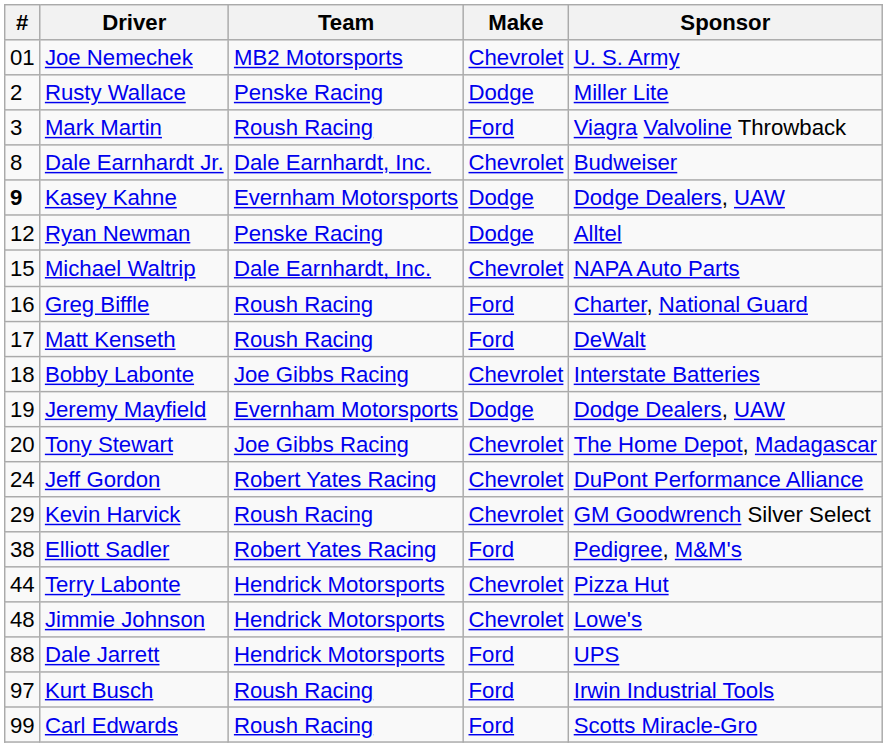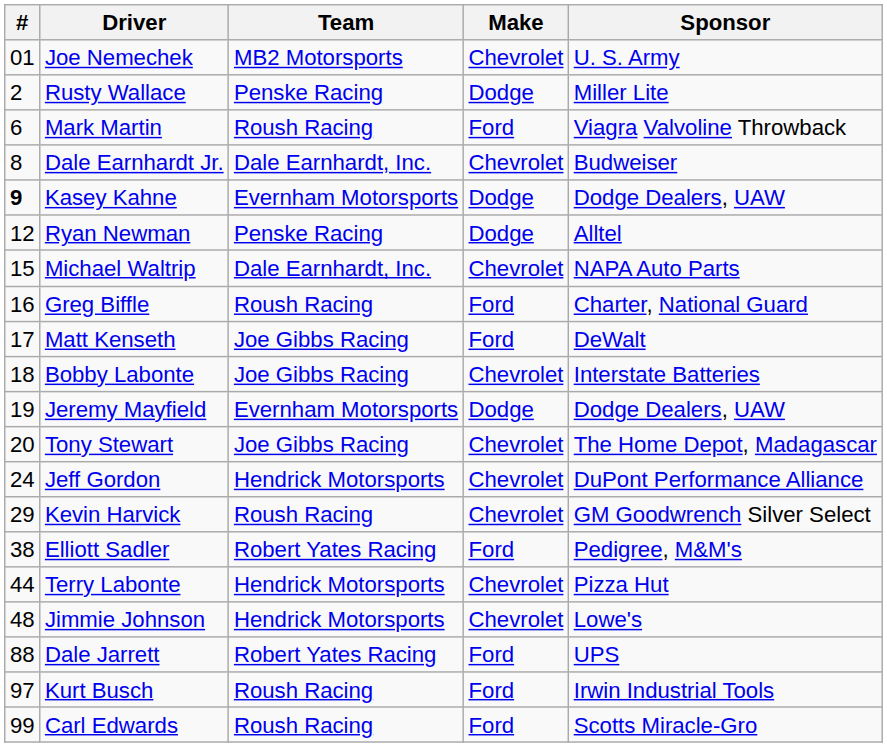(16, 128) 3 -> (16, 128) 6
(304, 339) Roush Racing -> (321, 339) Joe Gibbs Racing
(335, 479) Robert Yates Racing -> (339, 479) Hendrick Motorsports
(339, 655) Hendrick Motorsports -> (335, 655) Robert Yates Racing
